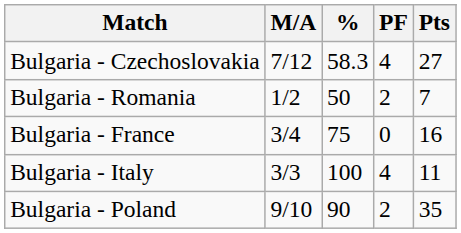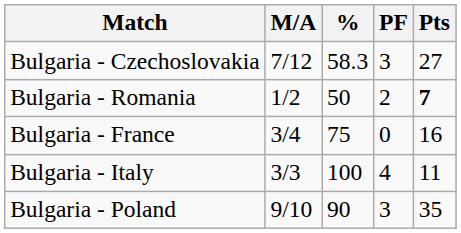(385, 60) 4 -> (385, 60) 3
(425, 97) normal -> (425, 97) bold
(385, 209) 2 -> (385, 209) 3
